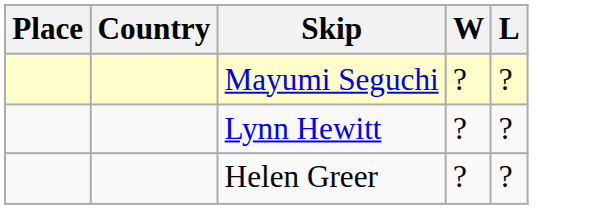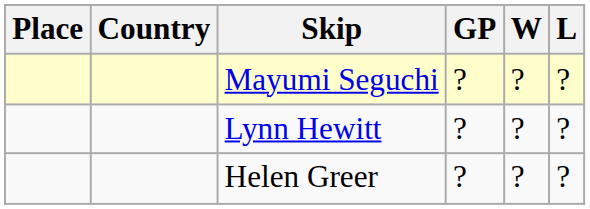+ column: (475, 29)
